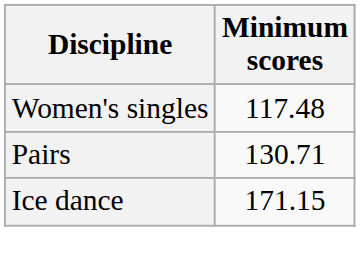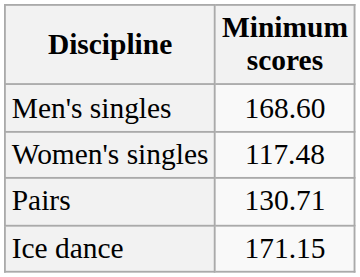+ row: (92, 107)
